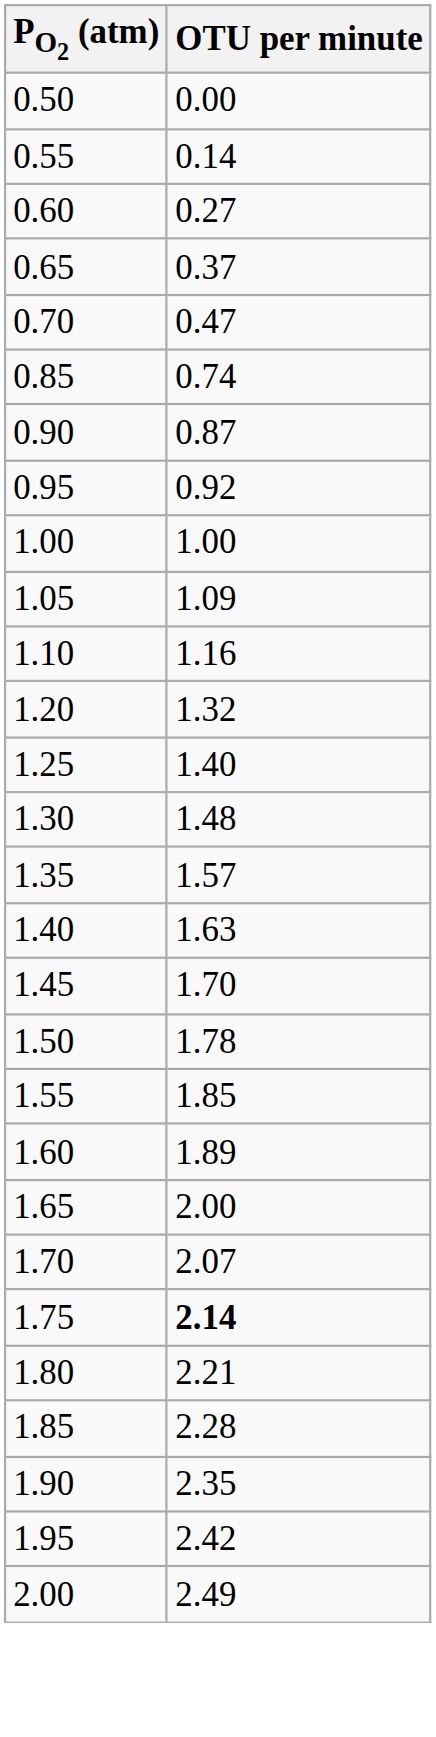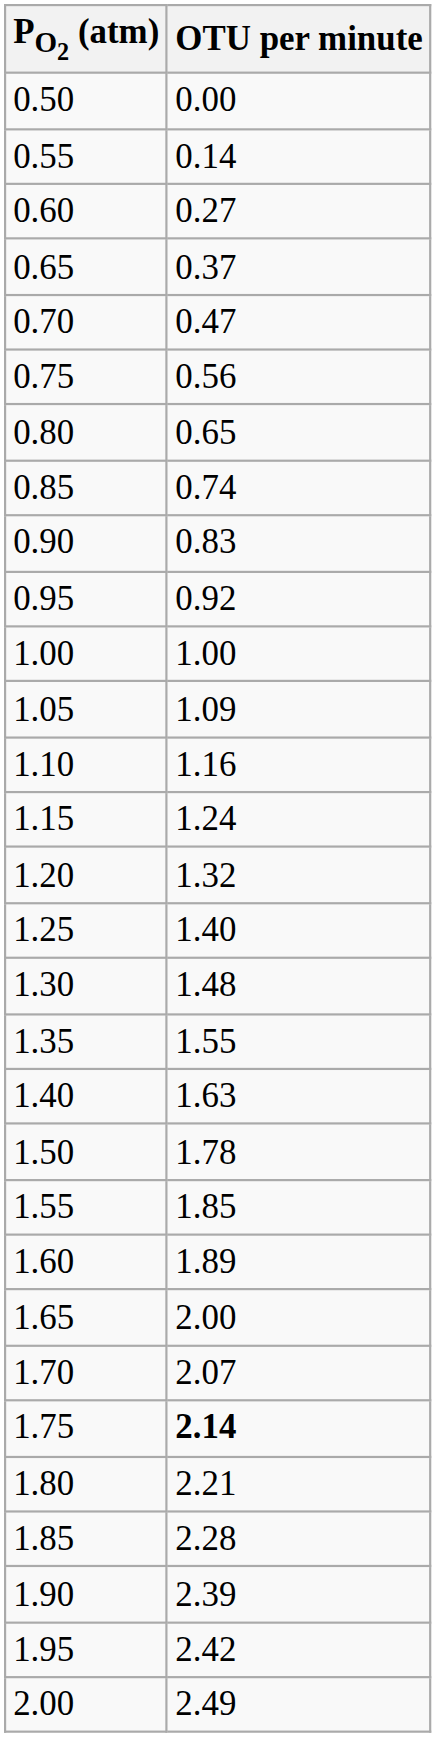+ row: (44, 376)
+ row: (44, 432)
(206, 432) 0.87 -> (206, 542) 0.83
+ row: (44, 819)
(206, 874) 1.57 -> (206, 1040) 1.55
- row: (44, 985)
(206, 1483) 2.35 -> (206, 1593) 2.39
